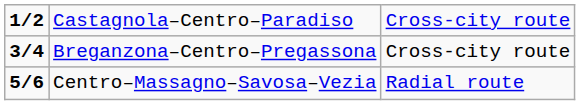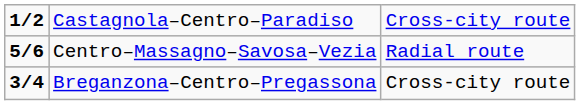rows swapped: (215, 52) <-> (215, 83)
